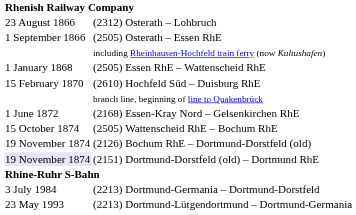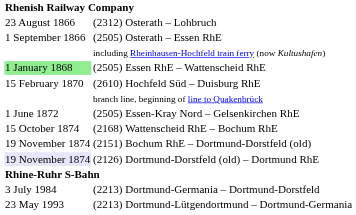(39, 68) no background -> (39, 68) lightgreen background
(108, 113) (2168) -> (108, 113) (2505)
(108, 128) (2505) -> (108, 128) (2168)
(108, 144) (2126) -> (108, 144) (2151)
(108, 159) (2151) -> (108, 159) (2126)
